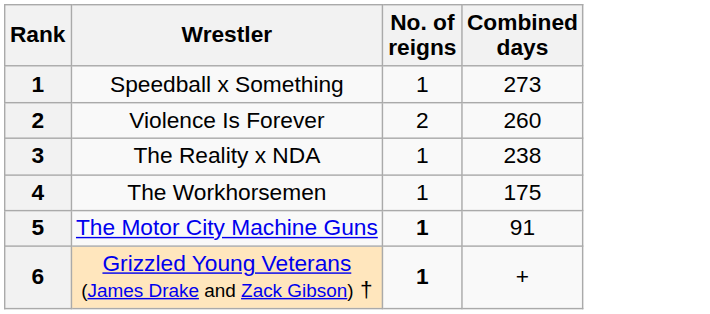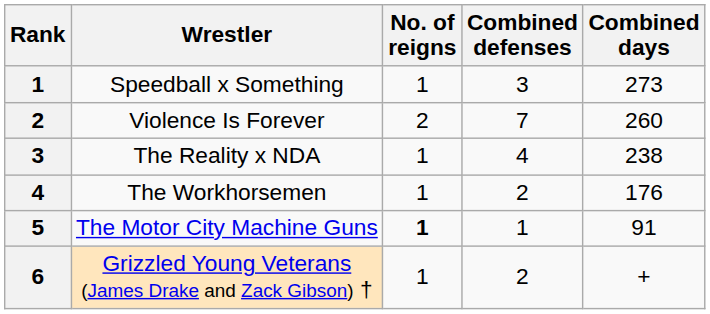+ column: (522, 35)
(522, 192) 175 -> (644, 192) 176
(422, 277) bold -> (422, 277) normal
